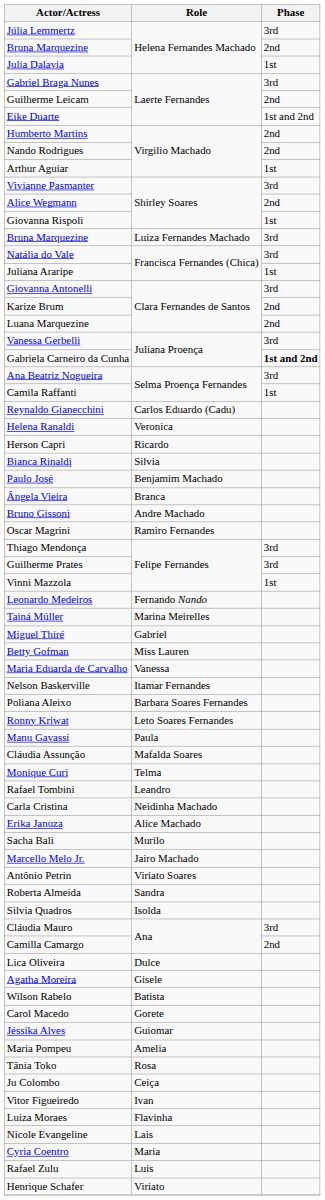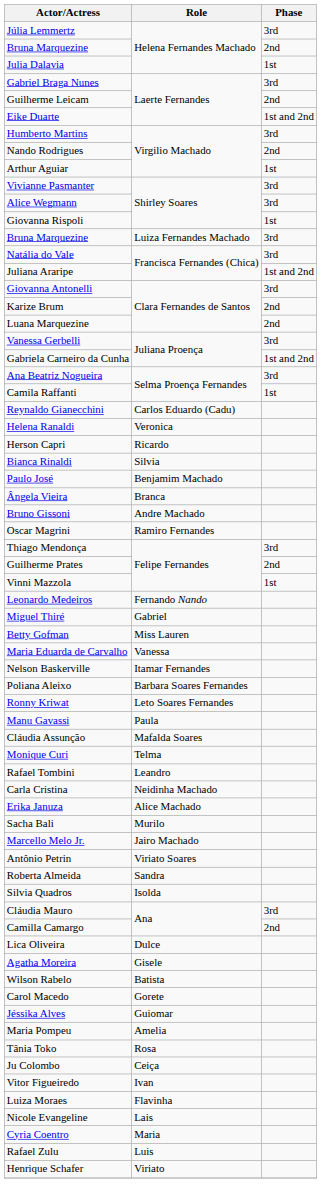(272, 133) 2nd -> (271, 133) 3rd
(272, 202) 2nd -> (271, 202) 3rd
(270, 271) 1st -> (289, 271) 1st and 2nd
(291, 358) bold -> (289, 358) normal
(271, 565) 3rd -> (272, 565) 2nd
- row: (35, 617)
